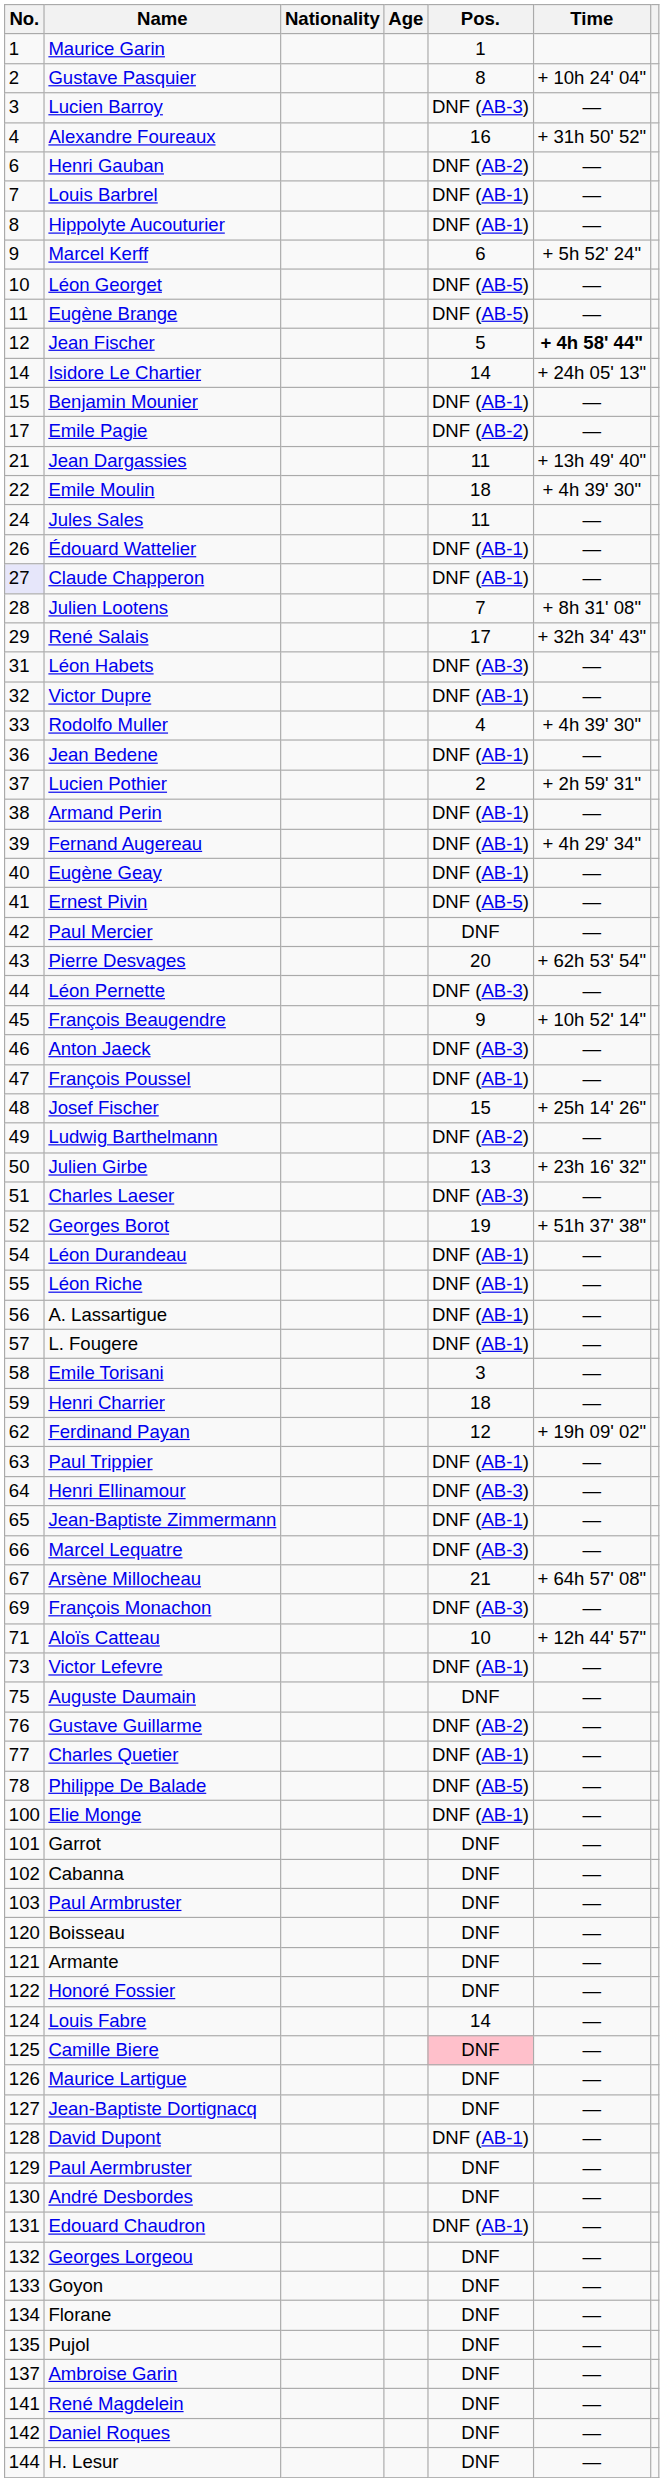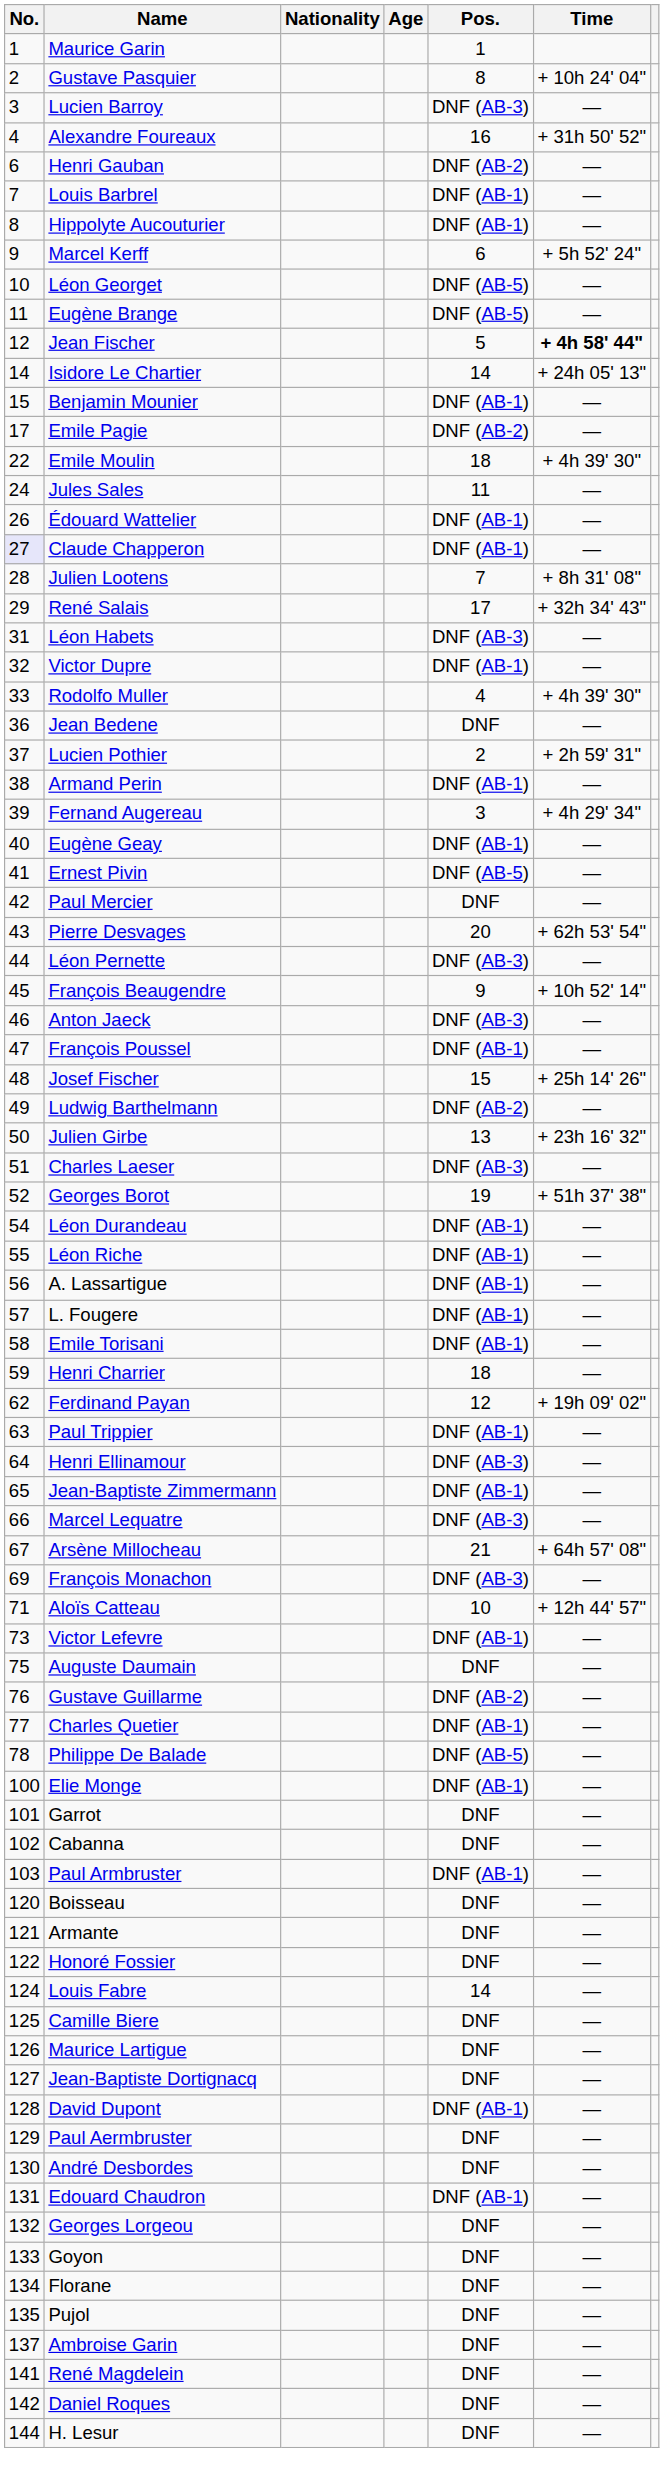- row: (118, 460)
(480, 755) DNF (AB-1) -> (480, 725) DNF
(480, 843) DNF (AB-1) -> (480, 813) 3
(480, 1373) 3 -> (480, 1343) DNF (AB-1)
(480, 1903) DNF -> (480, 1873) DNF (AB-1)
(480, 2050) pink background -> (480, 2020) no background
